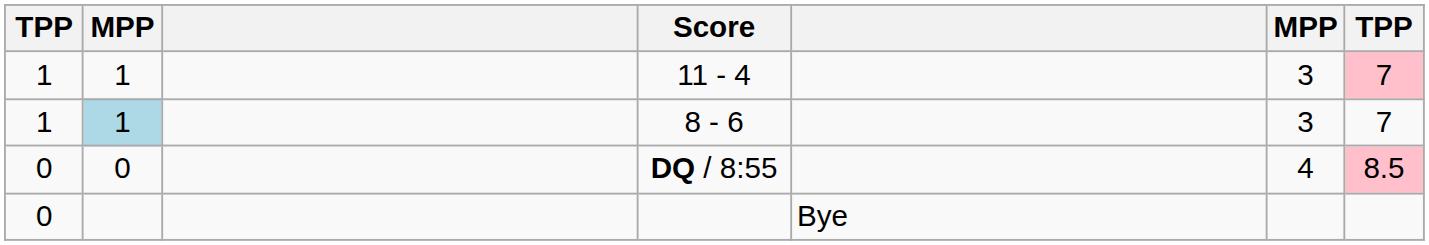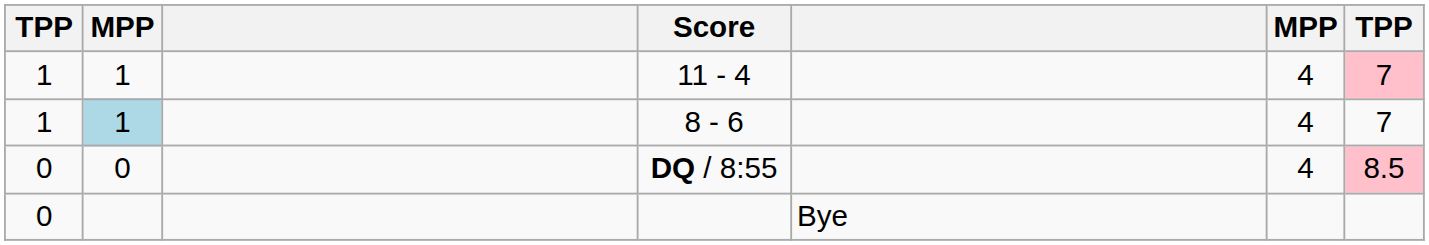(1306, 74) 3 -> (1306, 74) 4
(1306, 121) 3 -> (1306, 121) 4
